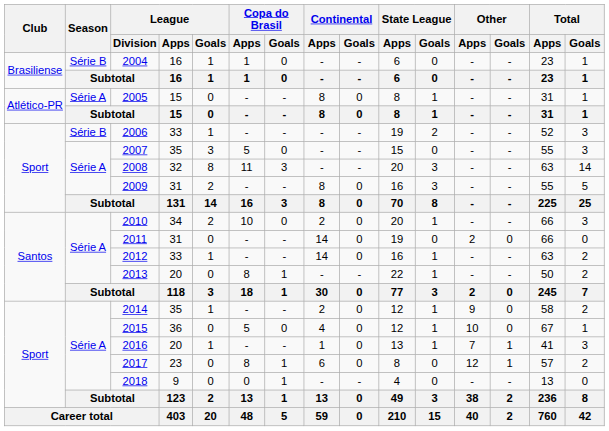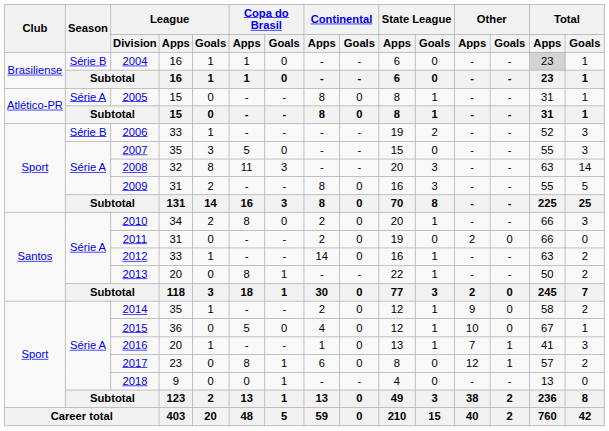(547, 61) no background -> (547, 61) lightgrey background
(247, 221) 10 -> (247, 221) 8
(322, 239) 14 -> (322, 239) 2
